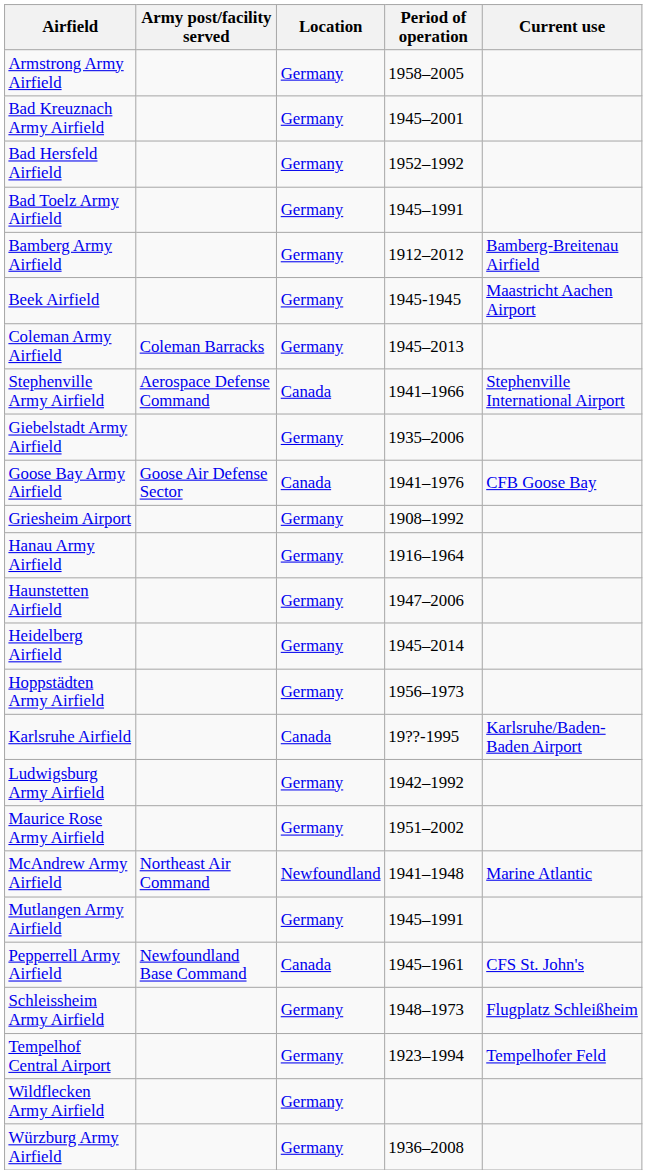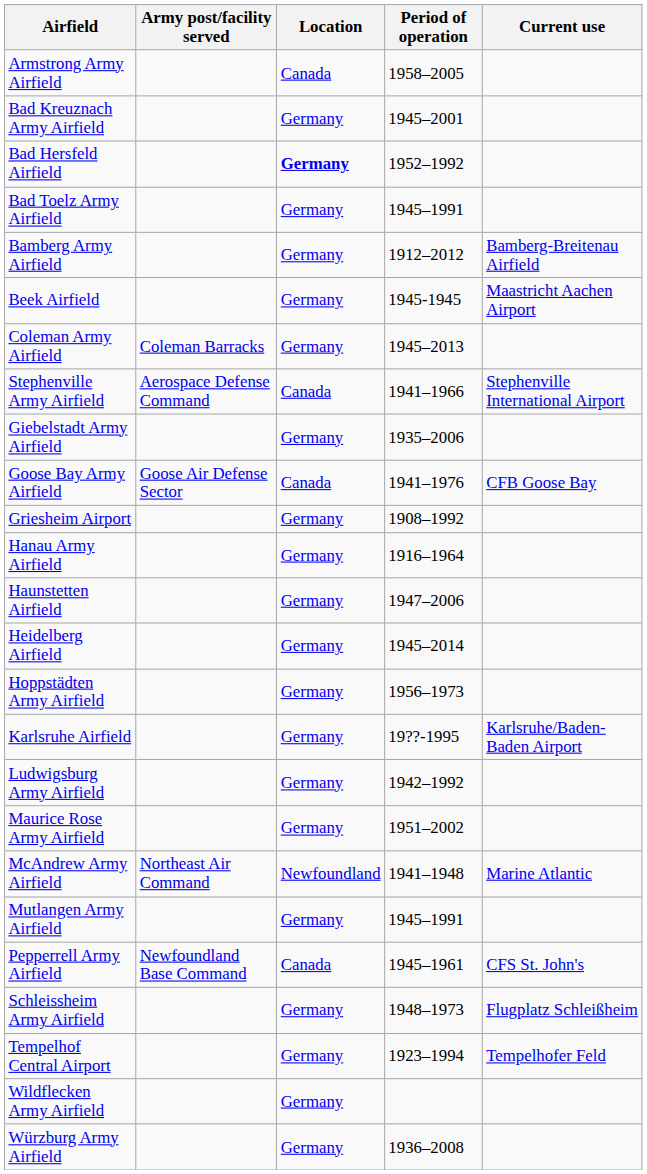(312, 72) Germany -> (306, 72) Canada
(312, 163) normal -> (315, 163) bold
(306, 737) Canada -> (312, 737) Germany
